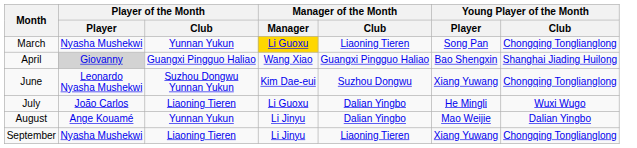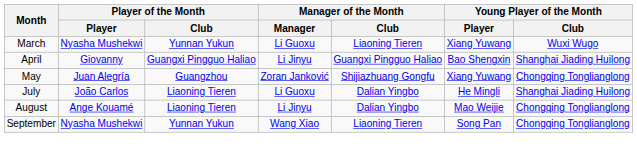(288, 44) gold background -> (295, 44) no background
(466, 44) Song Pan -> (479, 44) Xiang Yuwang
(560, 44) Chongqing Tonglianglong -> (573, 44) Wuxi Wugo
(101, 60) lightgrey background -> (101, 60) no background
(288, 60) Wang Xiao -> (295, 60) Li Jinyu
+ row: (31, 76)
- row: (31, 82)
(560, 103) Wuxi Wugo -> (573, 92) Shanghai Jiading Huilong
(201, 119) Yunnan Yukun -> (201, 108) Liaoning Tieren
(560, 119) Dalian Yingbo -> (573, 108) Chongqing Tonglianglong
(201, 135) Liaoning Tieren -> (201, 124) Yunnan Yukun
(288, 135) Li Jinyu -> (295, 124) Wang Xiao
(466, 135) Xiang Yuwang -> (479, 124) Song Pan
